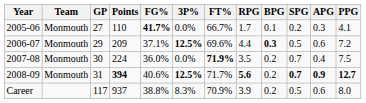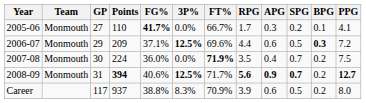columns swapped: (323, 12) <-> (274, 12)
